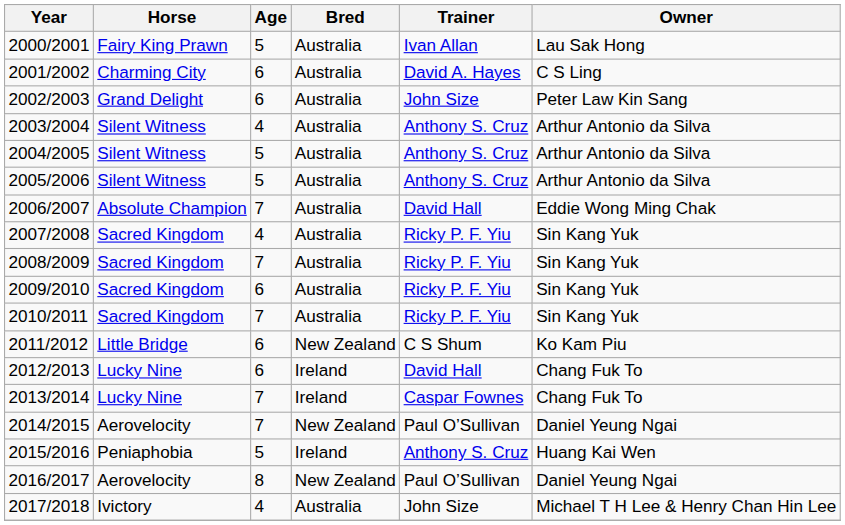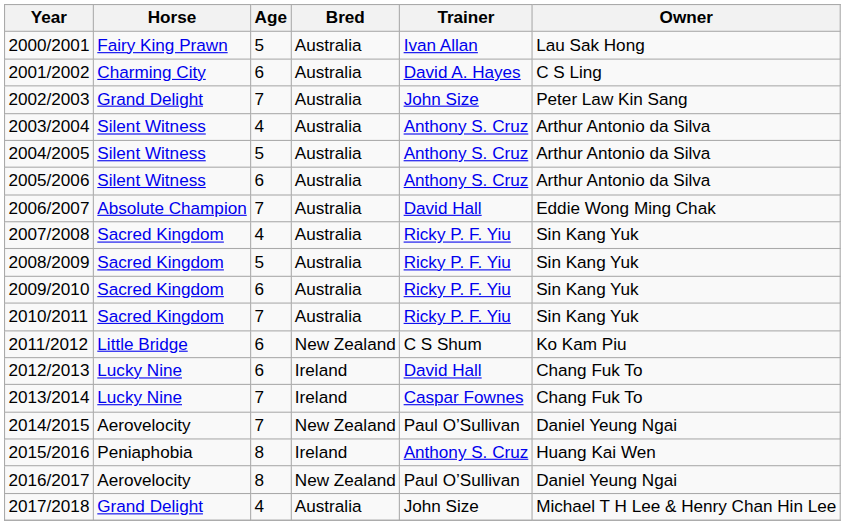(259, 99) 6 -> (259, 99) 7
(259, 180) 5 -> (259, 180) 6
(259, 262) 7 -> (259, 262) 5
(259, 452) 5 -> (259, 452) 8
(124, 506) Ivictory -> (150, 506) Grand Delight
